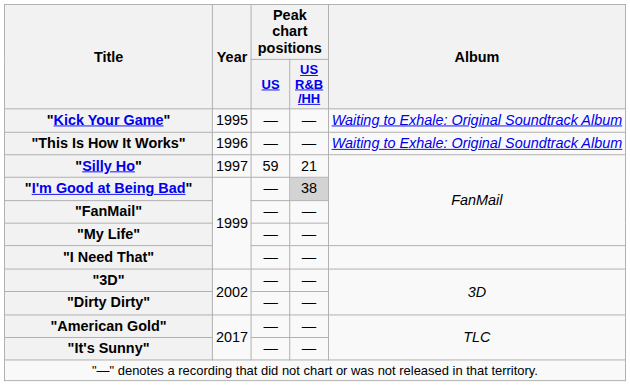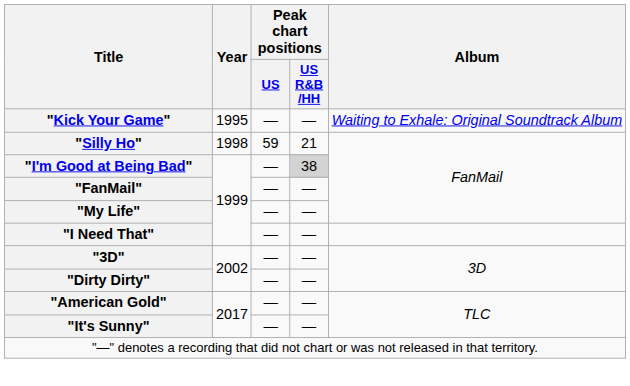- row: (109, 143)
(232, 166) 1997 -> (232, 143) 1998
